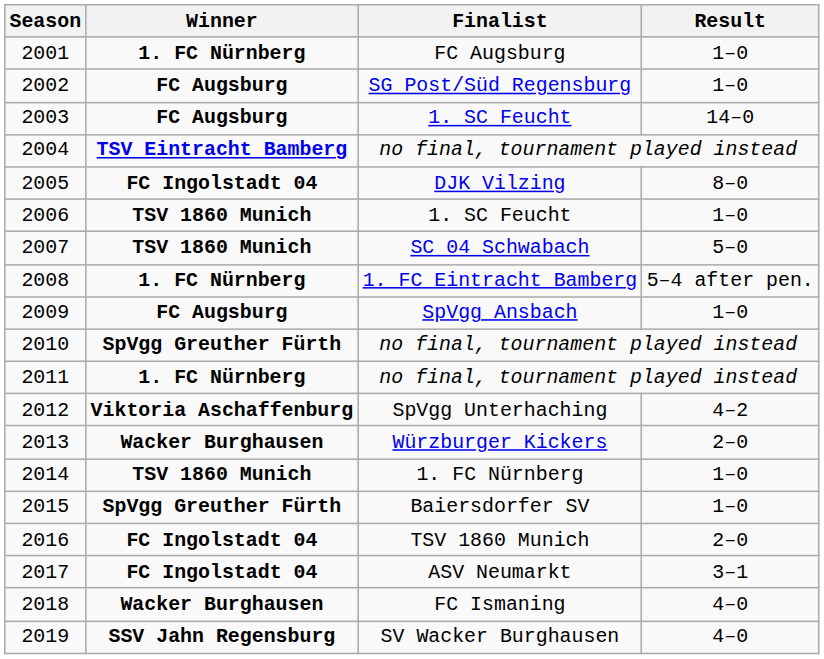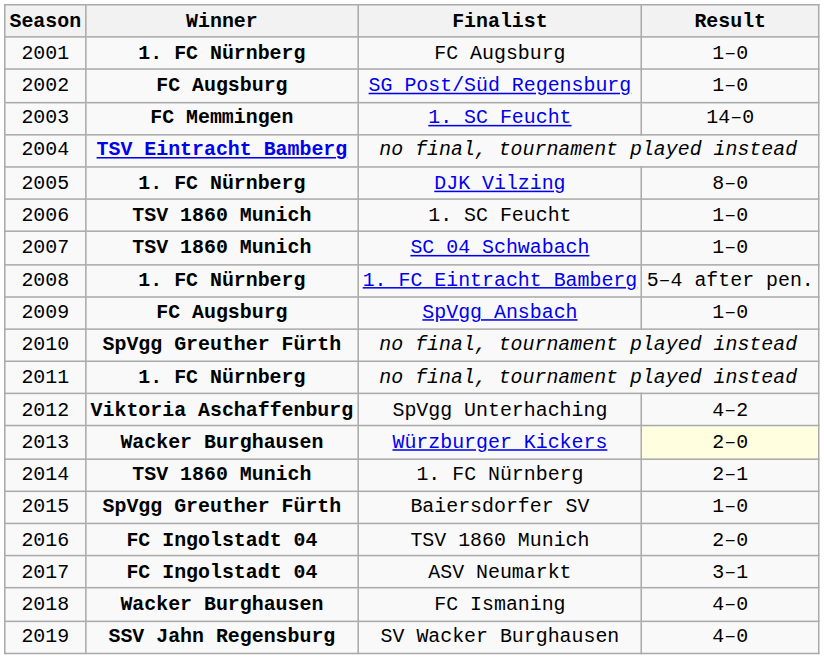(222, 118) FC Augsburg -> (222, 118) FC Memmingen
(222, 183) FC Ingolstadt 04 -> (222, 183) 1. FC Nürnberg
(730, 248) 5–0 -> (730, 248) 1–0
(730, 442) no background -> (730, 442) lightyellow background
(730, 475) 1–0 -> (730, 475) 2–1
